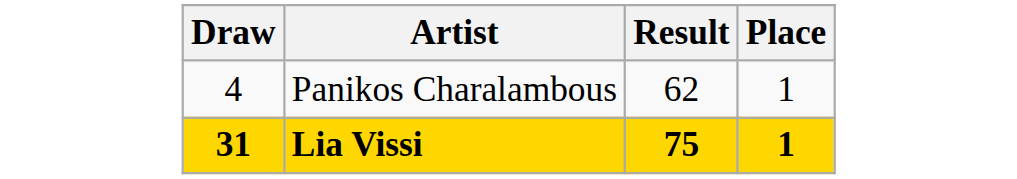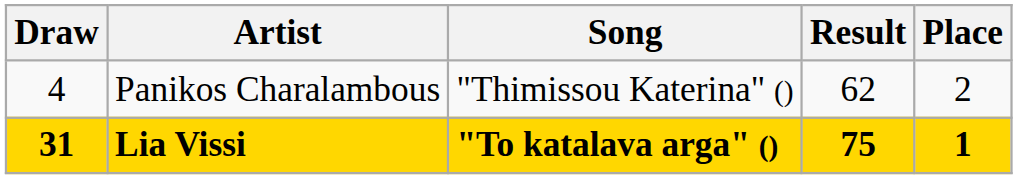+ column: (625, 32)
(786, 88) 1 -> (963, 88) 2
